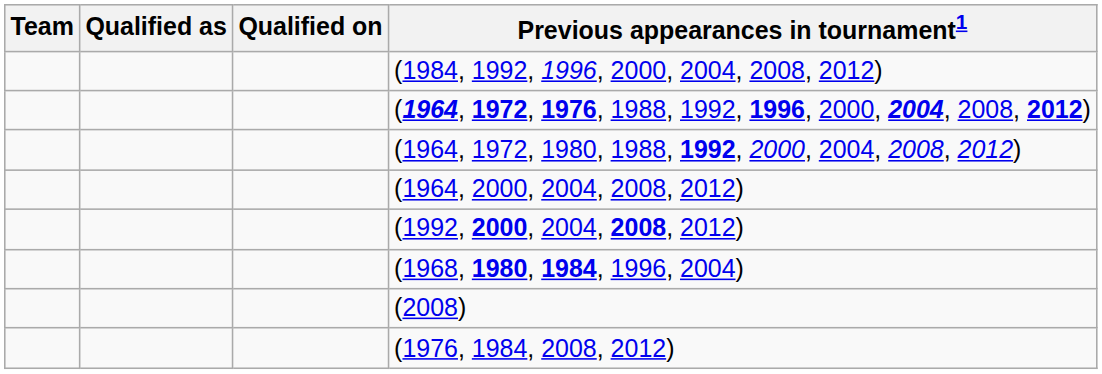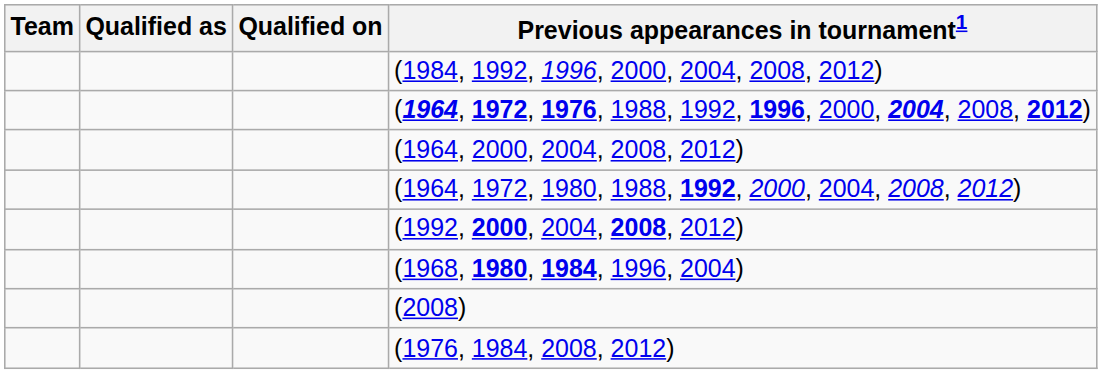rows swapped: (708, 149) <-> (569, 189)
